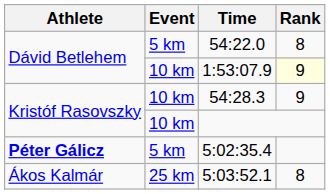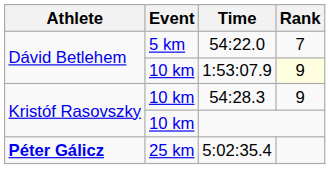(300, 45) 8 -> (300, 45) 7
(167, 150) 5 km -> (172, 150) 25 km
- row: (237, 177)
